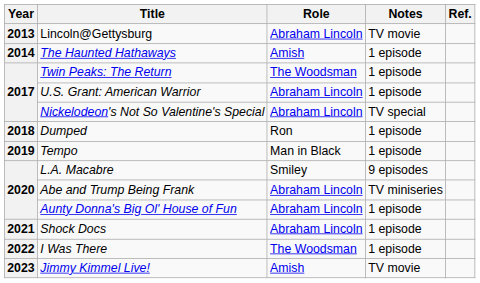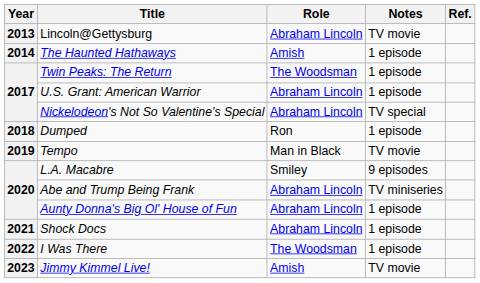(395, 151) 1 episode -> (394, 151) TV movie
